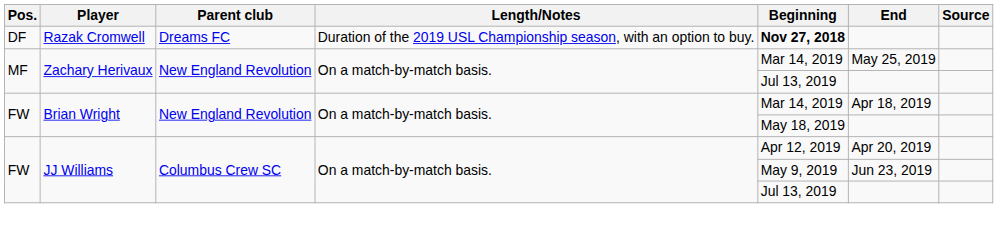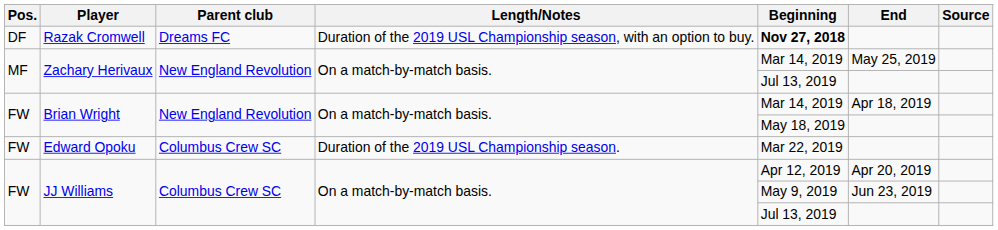+ row: (18, 147)
